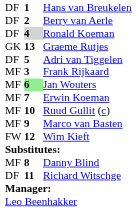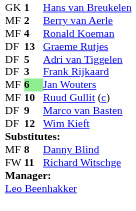(12, 7) DF -> (13, 7) GK
(12, 20) DF -> (13, 20) MF
(12, 33) DF -> (13, 33) MF
(27, 33) lightgrey background -> (27, 33) no background
(13, 46) GK -> (12, 46) DF
(13, 72) MF -> (12, 72) DF
- row: (76, 98)
(13, 123) MF -> (12, 110) DF
(13, 136) FW -> (12, 123) DF
(12, 175) DF -> (13, 162) FW
